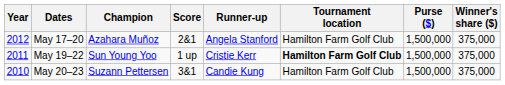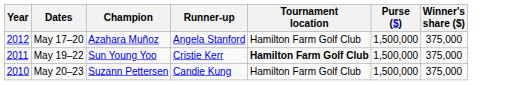- column: (187, 18)
